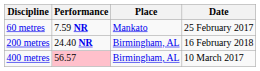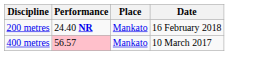- row: (26, 27)
(146, 43) Birmingham, AL -> (130, 27) Mankato
(146, 58) Birmingham, AL -> (130, 43) Mankato
